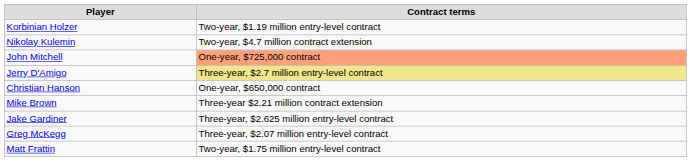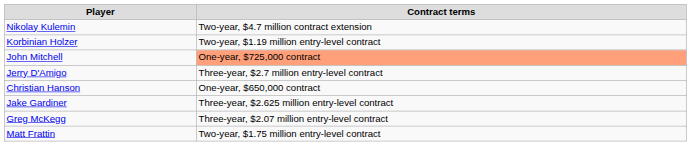rows swapped: (42, 27) <-> (41, 42)
(291, 73) khaki background -> (291, 73) no background
- row: (32, 103)
